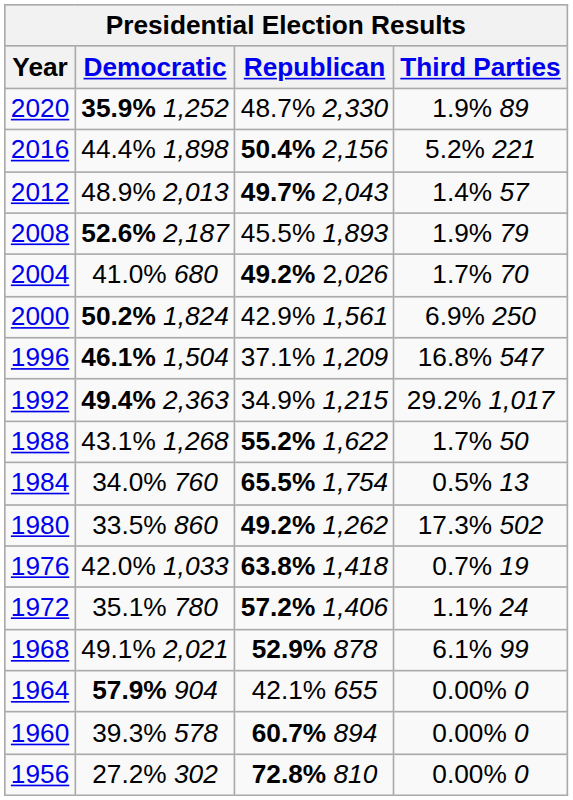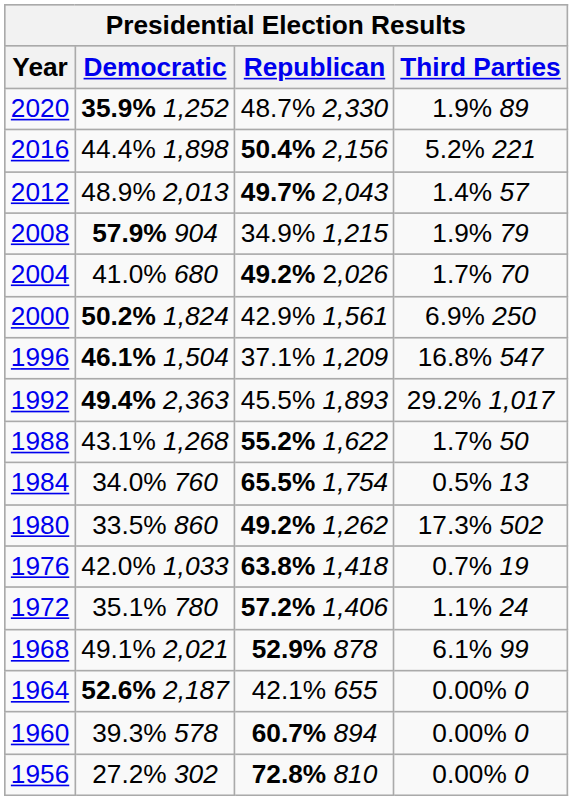(155, 233) 52.6% 2,187 -> (155, 233) 57.9% 904
(315, 233) 45.5% 1,893 -> (315, 233) 34.9% 1,215
(315, 399) 34.9% 1,215 -> (315, 399) 45.5% 1,893
(155, 691) 57.9% 904 -> (155, 691) 52.6% 2,187
